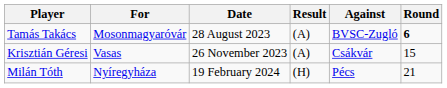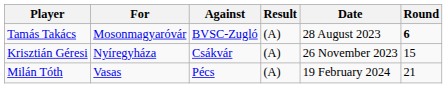columns swapped: (365, 14) <-> (240, 14)
(107, 53) Vasas -> (125, 53) Nyíregyháza
(125, 72) Nyíregyháza -> (107, 72) Vasas
(301, 72) (H) -> (272, 72) (A)
